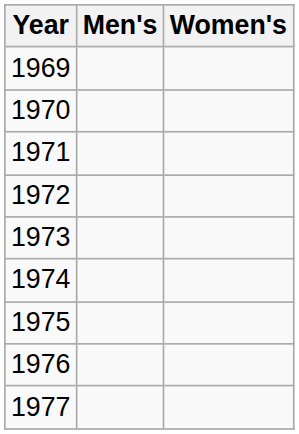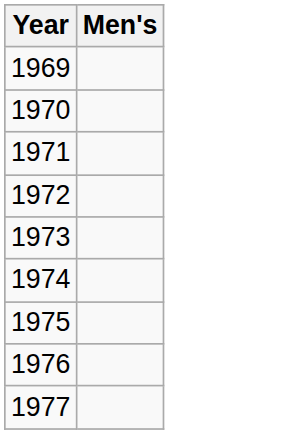- column: (228, 25)
